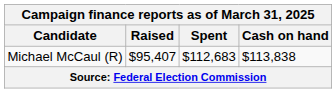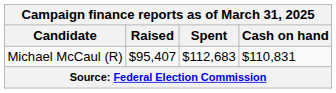(269, 56) $113,838 -> (269, 56) $110,831
